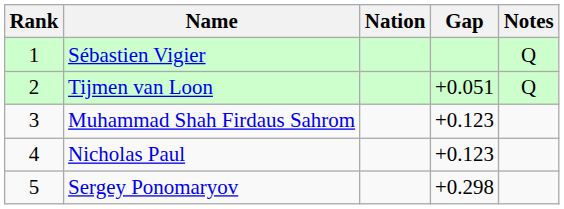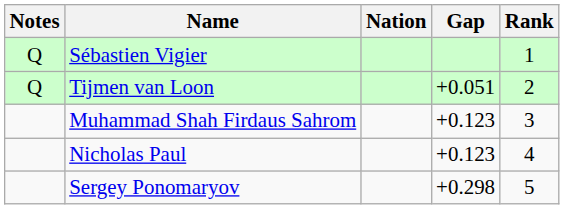columns swapped: (34, 21) <-> (529, 21)
